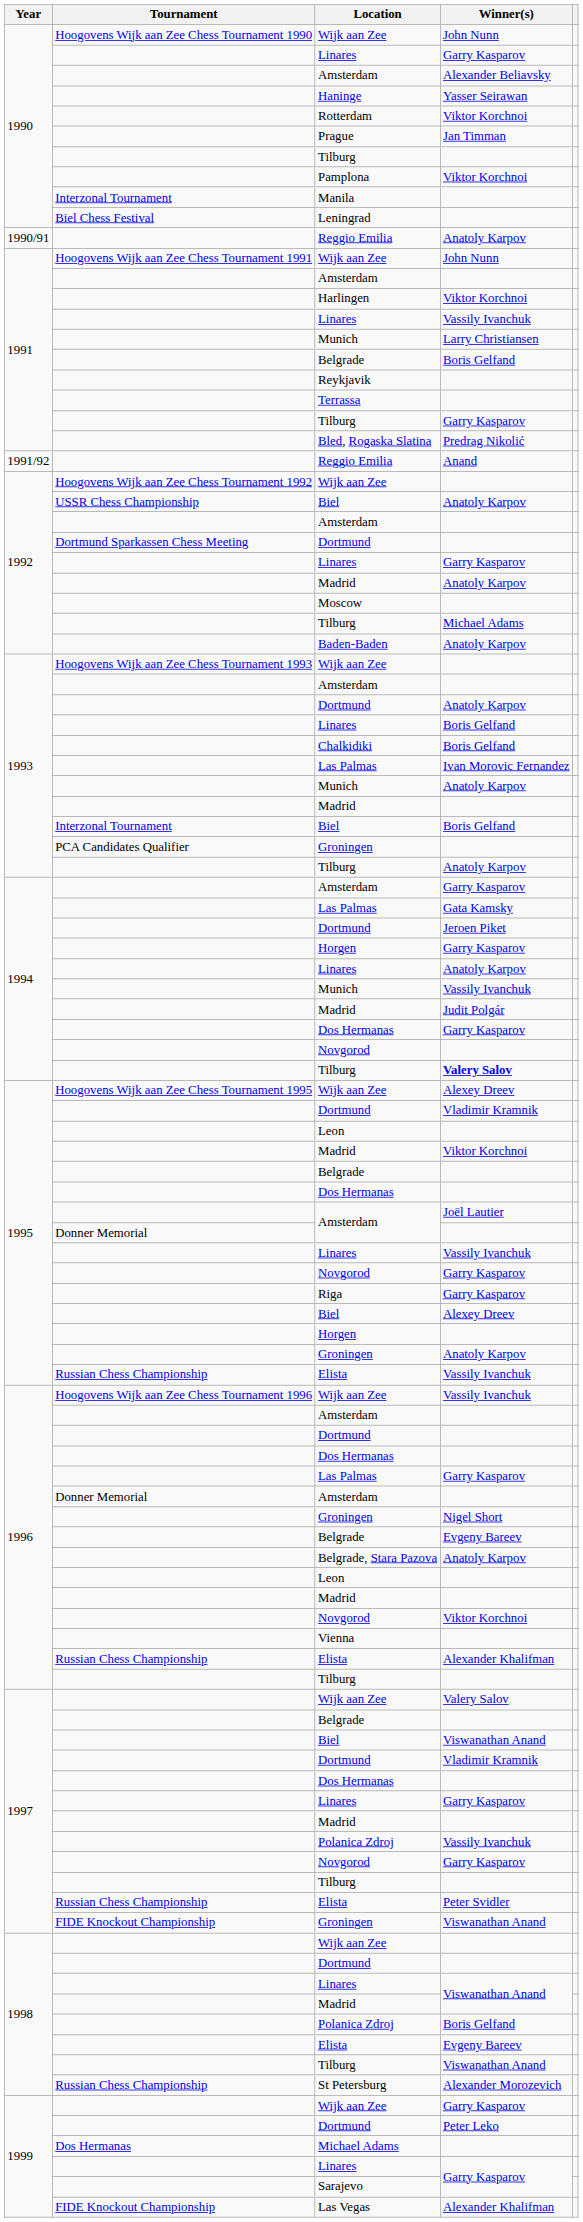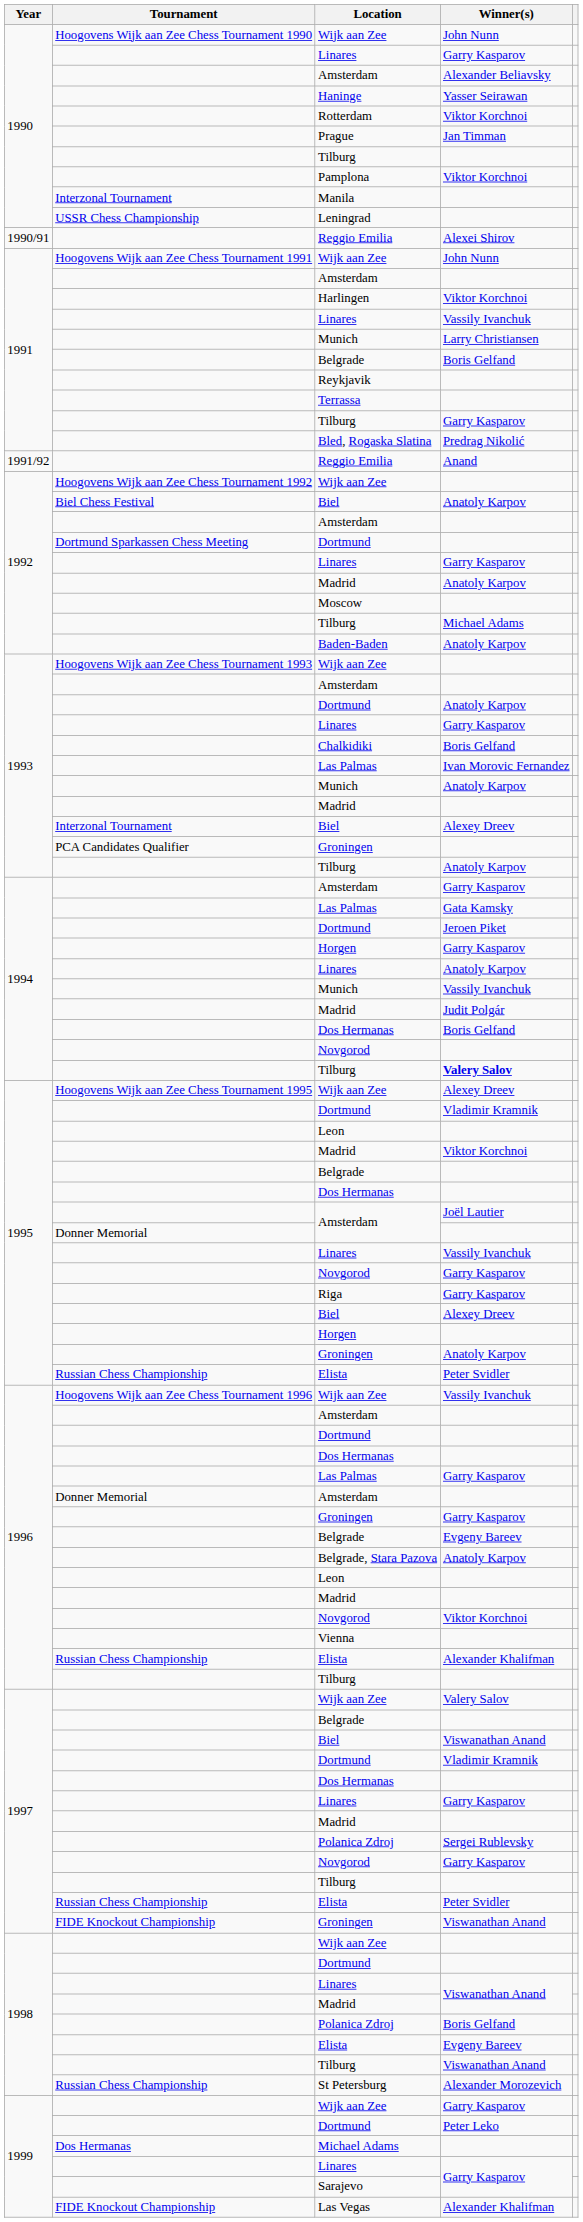(105, 217) Biel Chess Festival -> (127, 217) USSR Chess Championship
(484, 237) Anatoly Karpov -> (479, 237) Alexei Shirov
(127, 501) USSR Chess Championship -> (105, 501) Biel Chess Festival
(479, 725) Boris Gelfand -> (484, 725) Garry Kasparov
(479, 826) Boris Gelfand -> (479, 826) Alexey Dreev
(484, 1029) Garry Kasparov -> (479, 1029) Boris Gelfand
(487, 1374) Vassily Ivanchuk -> (476, 1374) Peter Svidler
(473, 1516) Nigel Short -> (484, 1516) Garry Kasparov
(487, 1841) Vassily Ivanchuk -> (488, 1841) Sergei Rublevsky
